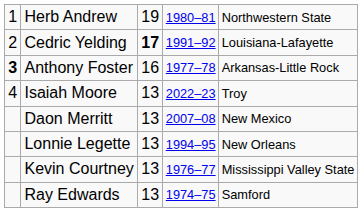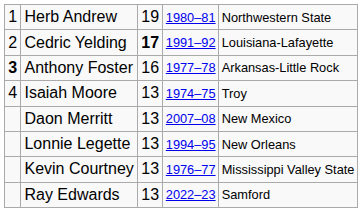(191, 93) 2022–23 -> (191, 93) 1974–75
(191, 195) 1974–75 -> (191, 195) 2022–23
